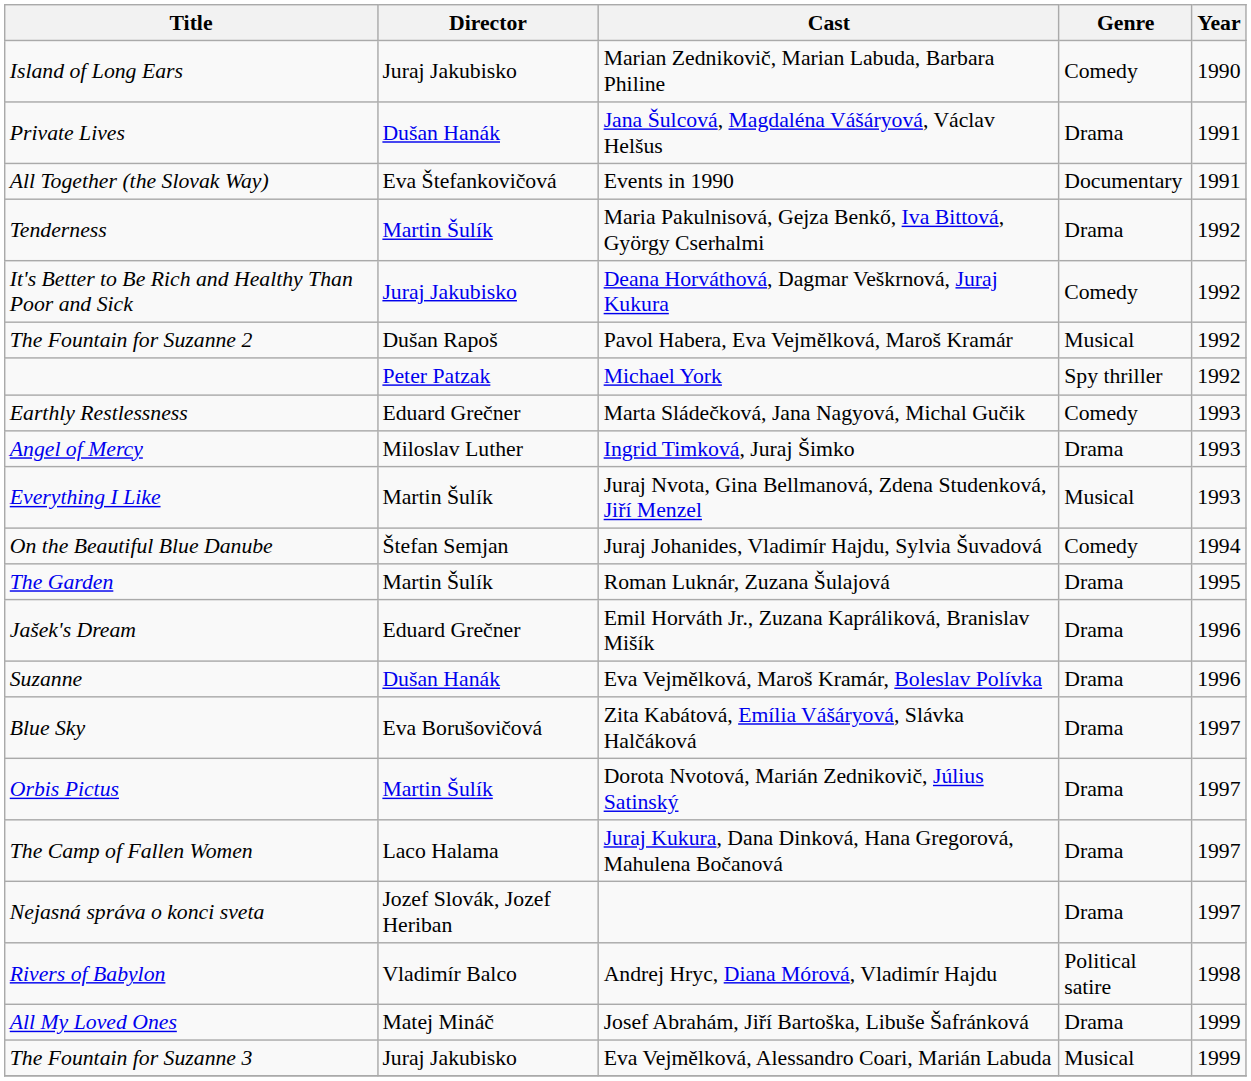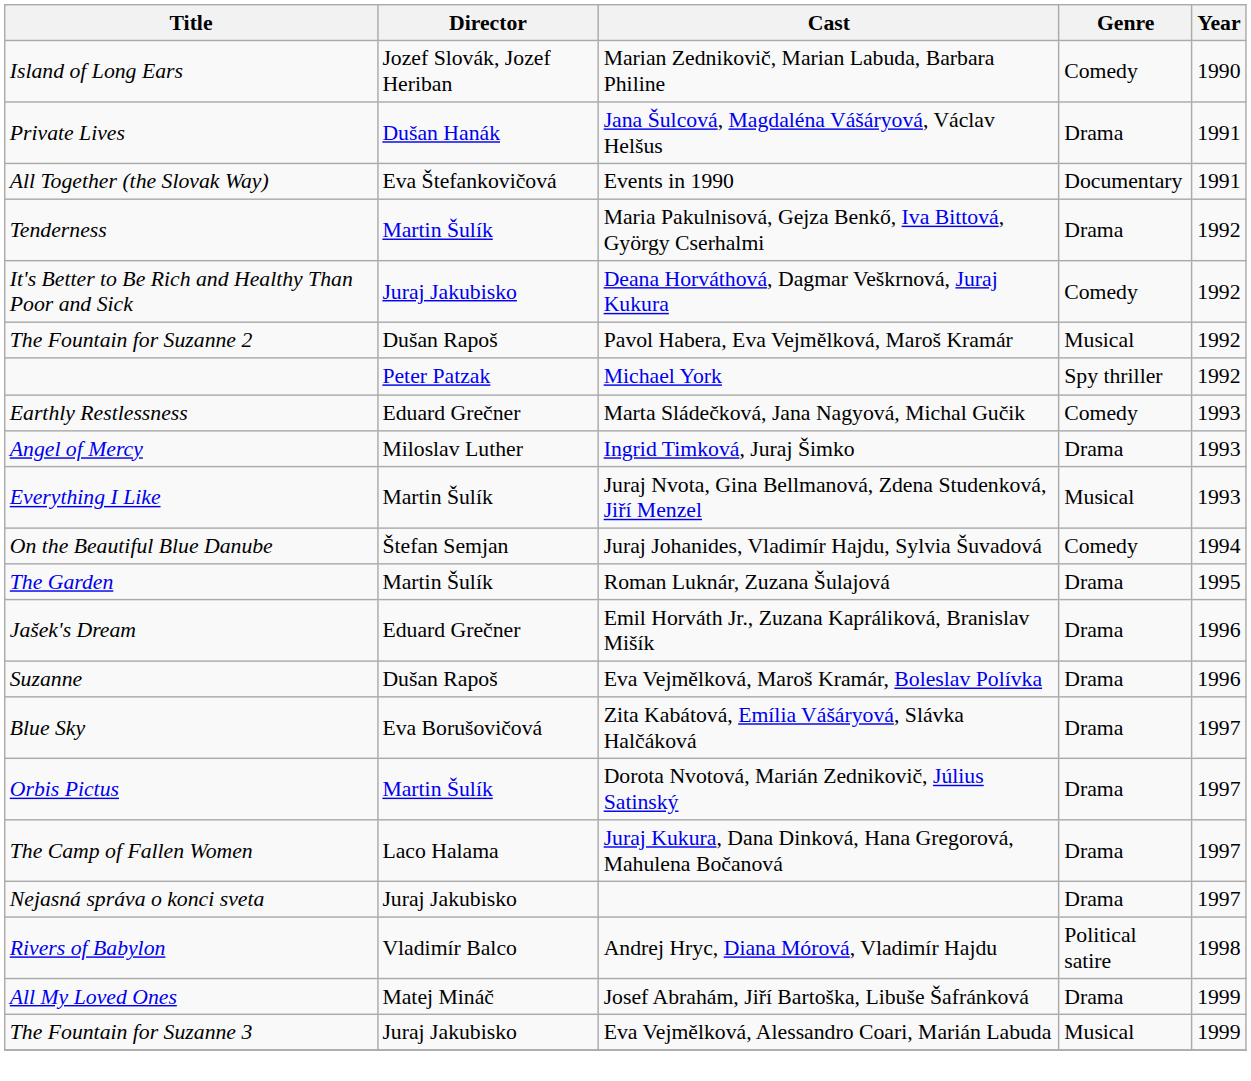(450, 71) Juraj Jakubisko -> (467, 71) Jozef Slovák, Jozef Heriban
(441, 678) Dušan Hanák -> (440, 678) Dušan Rapoš
(467, 912) Jozef Slovák, Jozef Heriban -> (450, 899) Juraj Jakubisko
